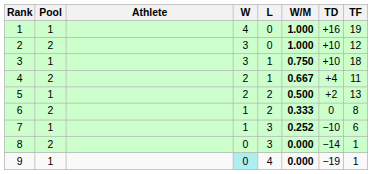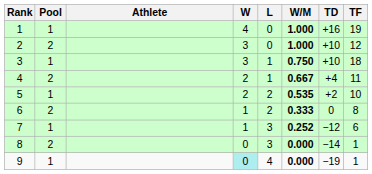(300, 95) 0.500 -> (300, 95) 0.535
(356, 95) 13 -> (356, 95) 10
(331, 128) −10 -> (331, 128) −12
